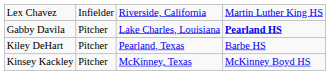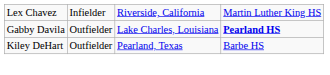(93, 29) Pitcher -> (91, 29) Outfielder
(93, 45) Pitcher -> (91, 45) Outfielder
- row: (40, 62)
